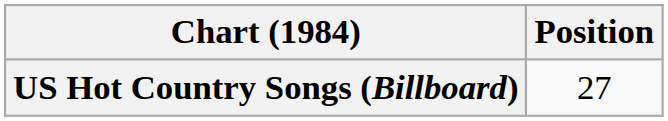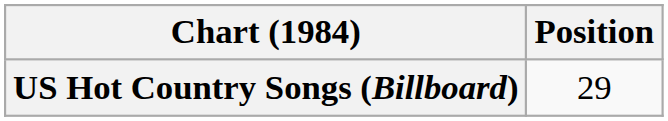(594, 87) 27 -> (594, 87) 29
